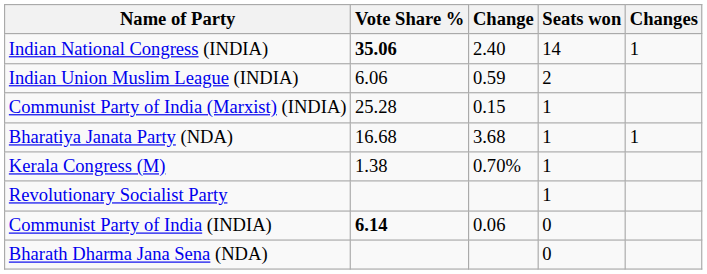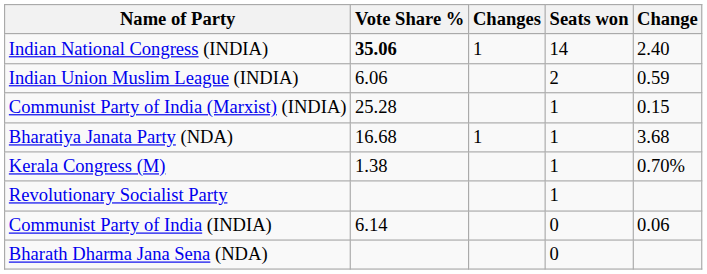columns swapped: (503, 19) <-> (664, 19)
(371, 225) bold -> (371, 225) normal
